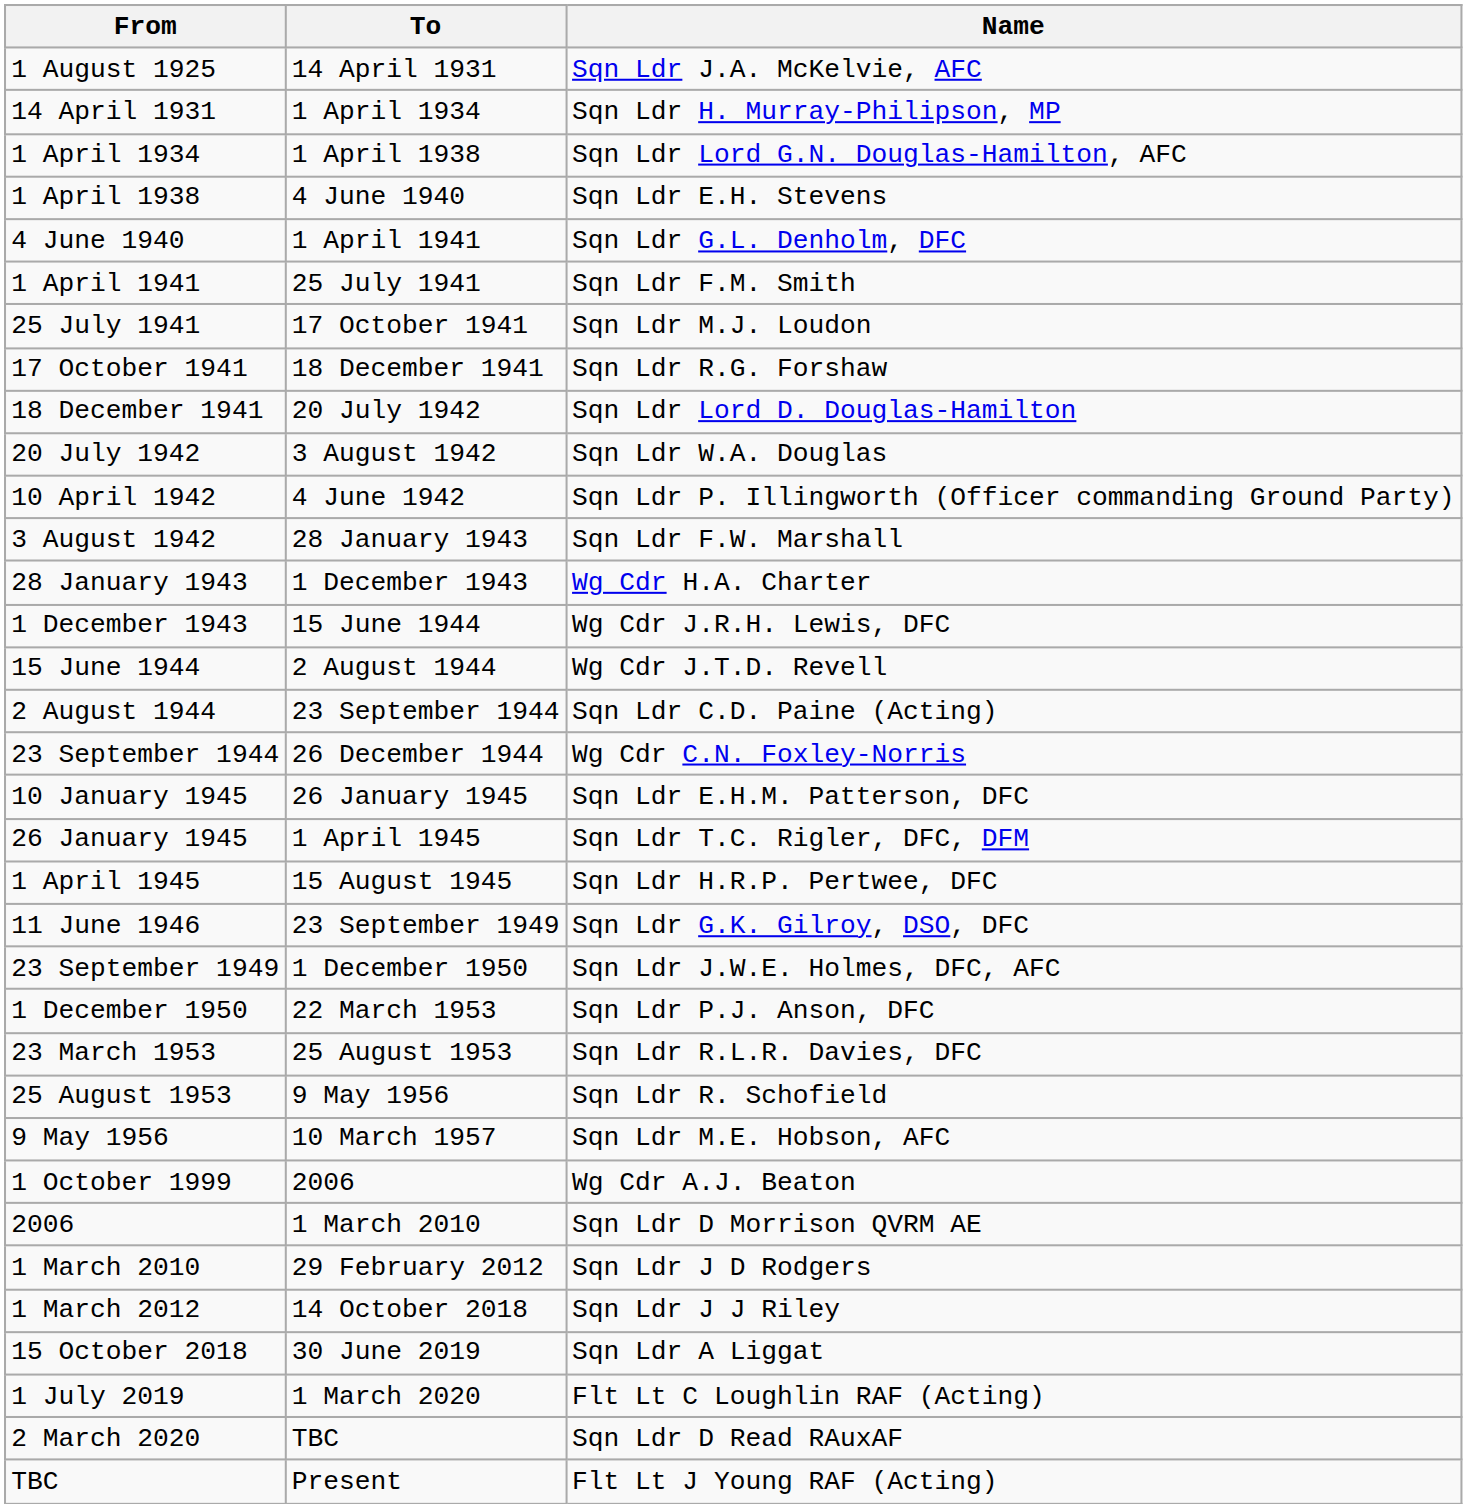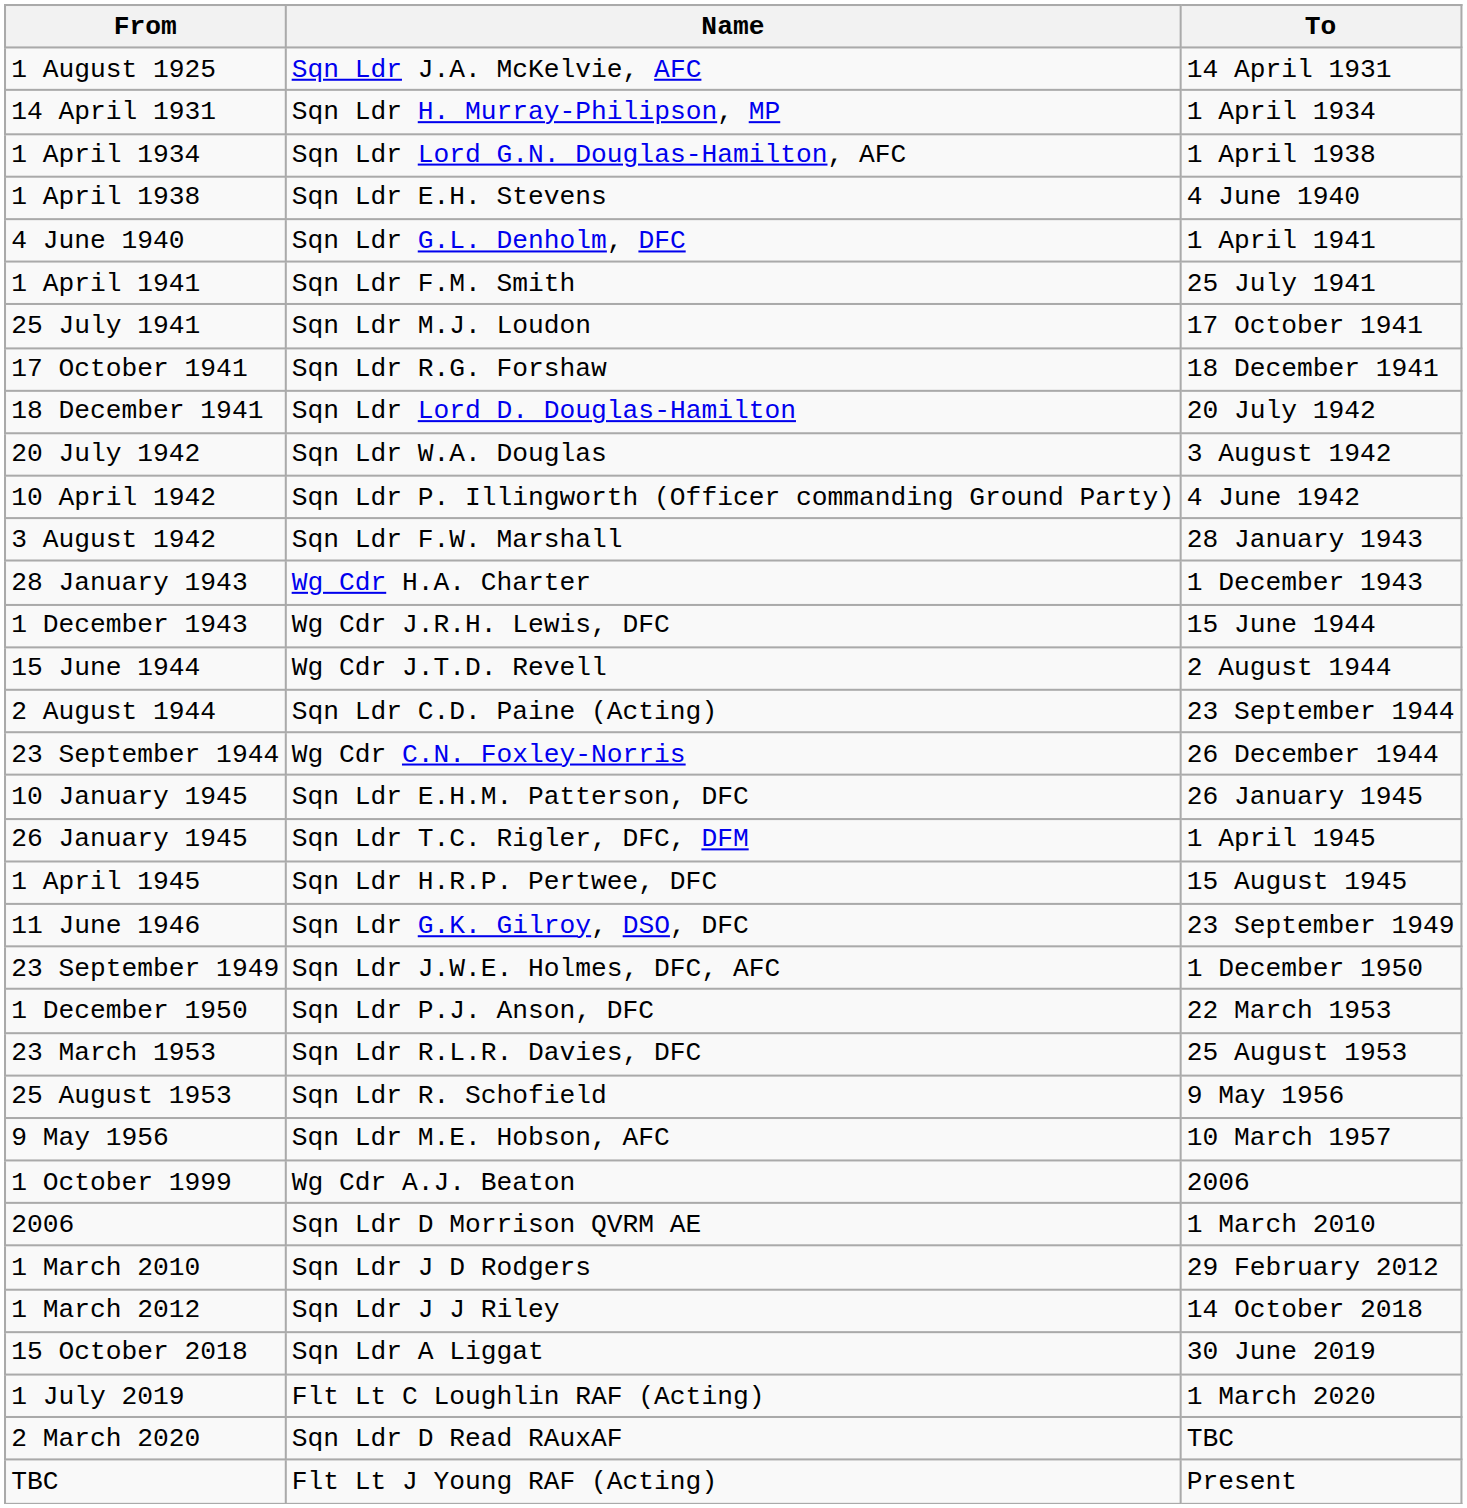columns swapped: (426, 26) <-> (1013, 26)
